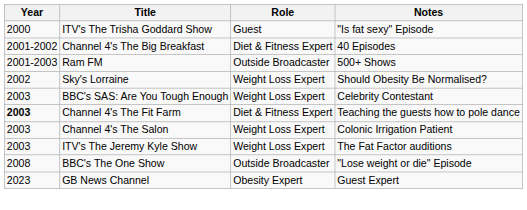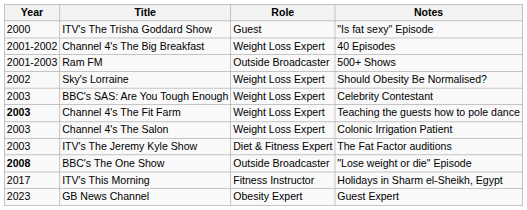(283, 46) Diet & Fitness Expert -> (279, 46) Weight Loss Expert
(283, 113) Diet & Fitness Expert -> (279, 113) Weight Loss Expert
(279, 146) Weight Loss Expert -> (283, 146) Diet & Fitness Expert
(19, 163) normal -> (19, 163) bold
+ row: (106, 180)
